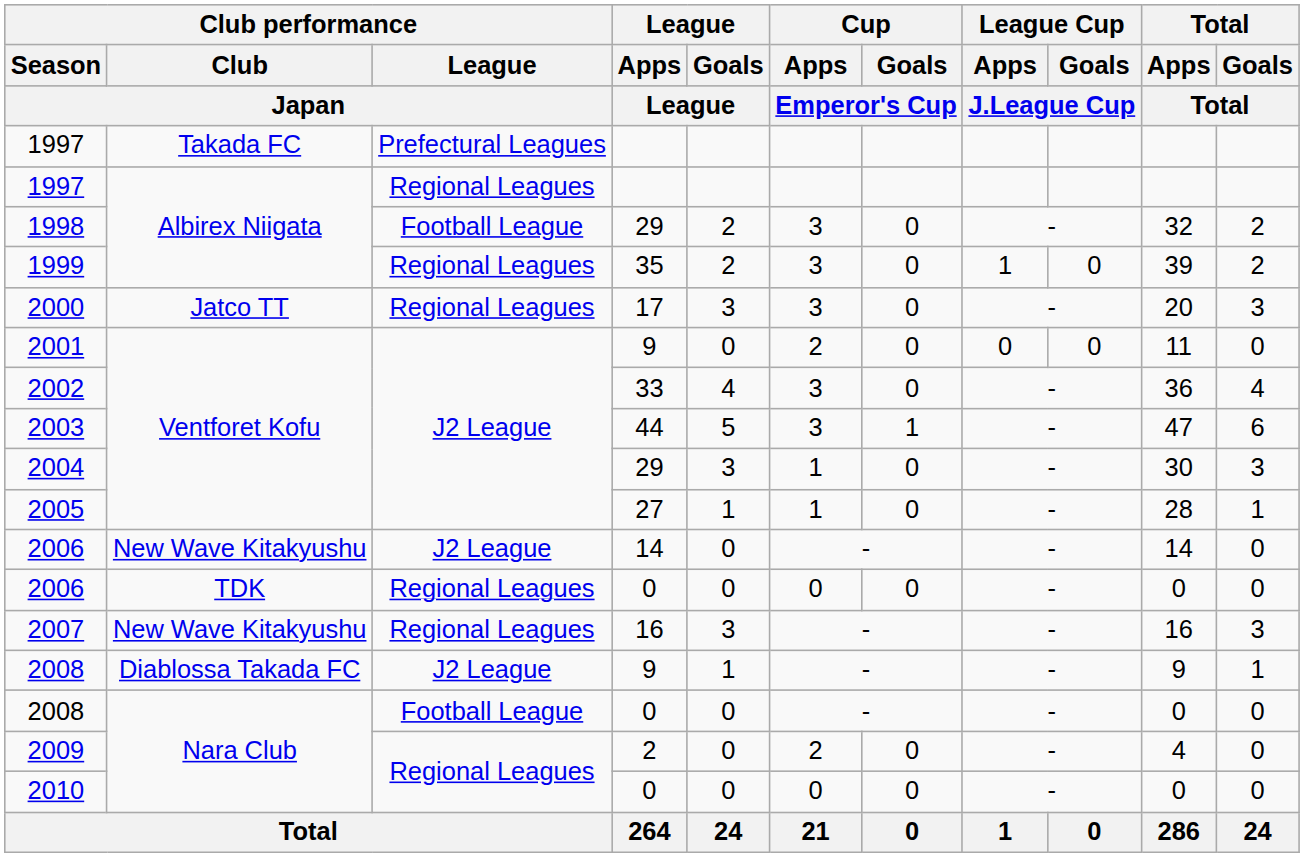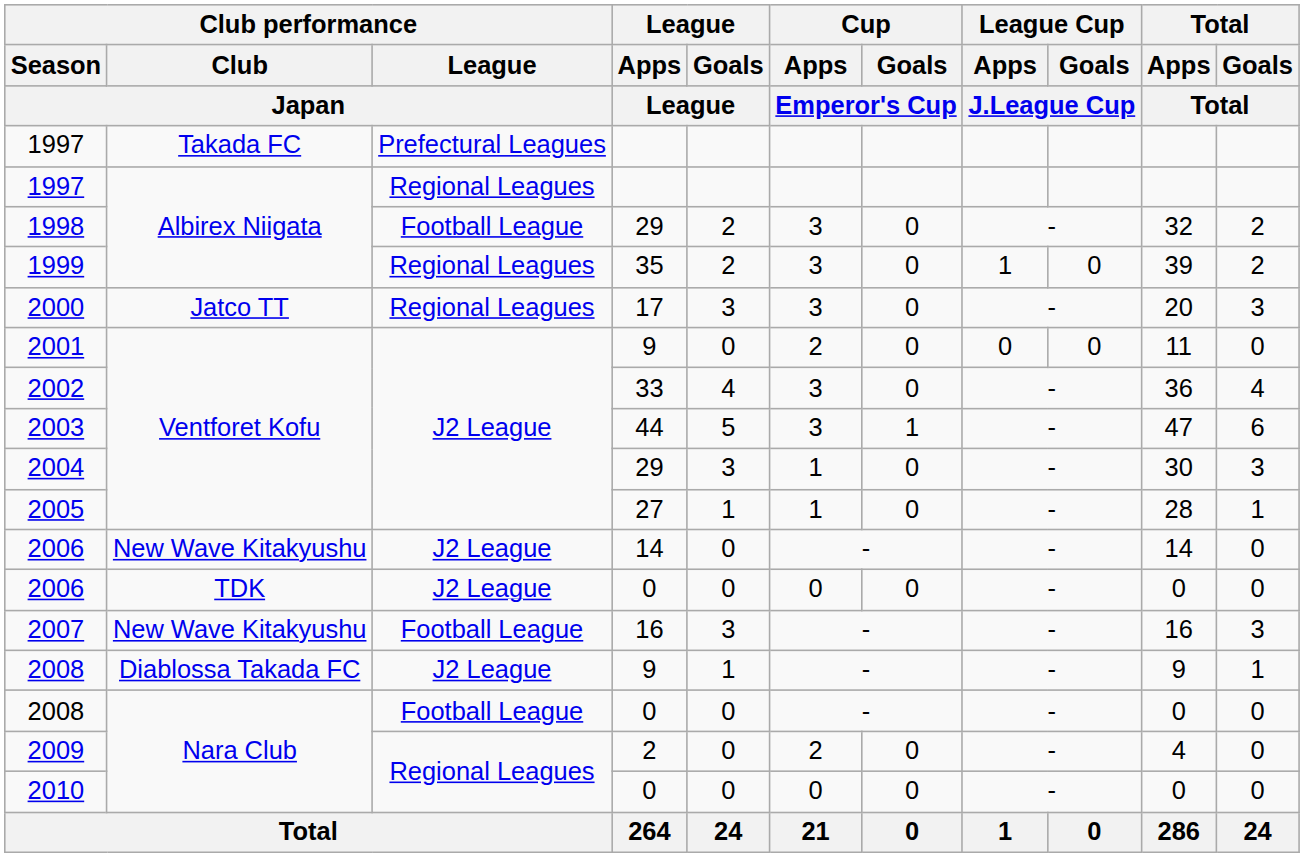(492, 589) Regional Leagues -> (492, 589) J2 League
(492, 629) Regional Leagues -> (492, 629) Football League
